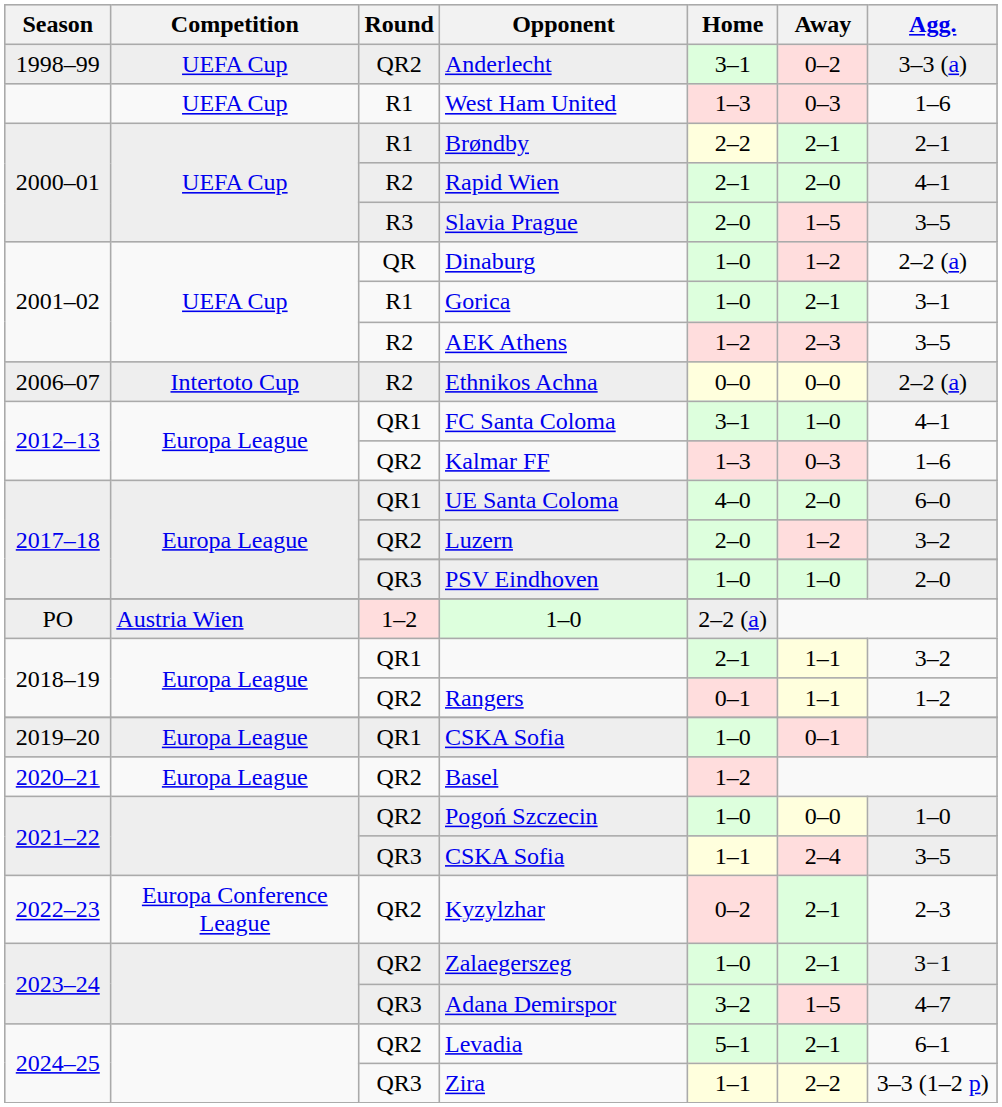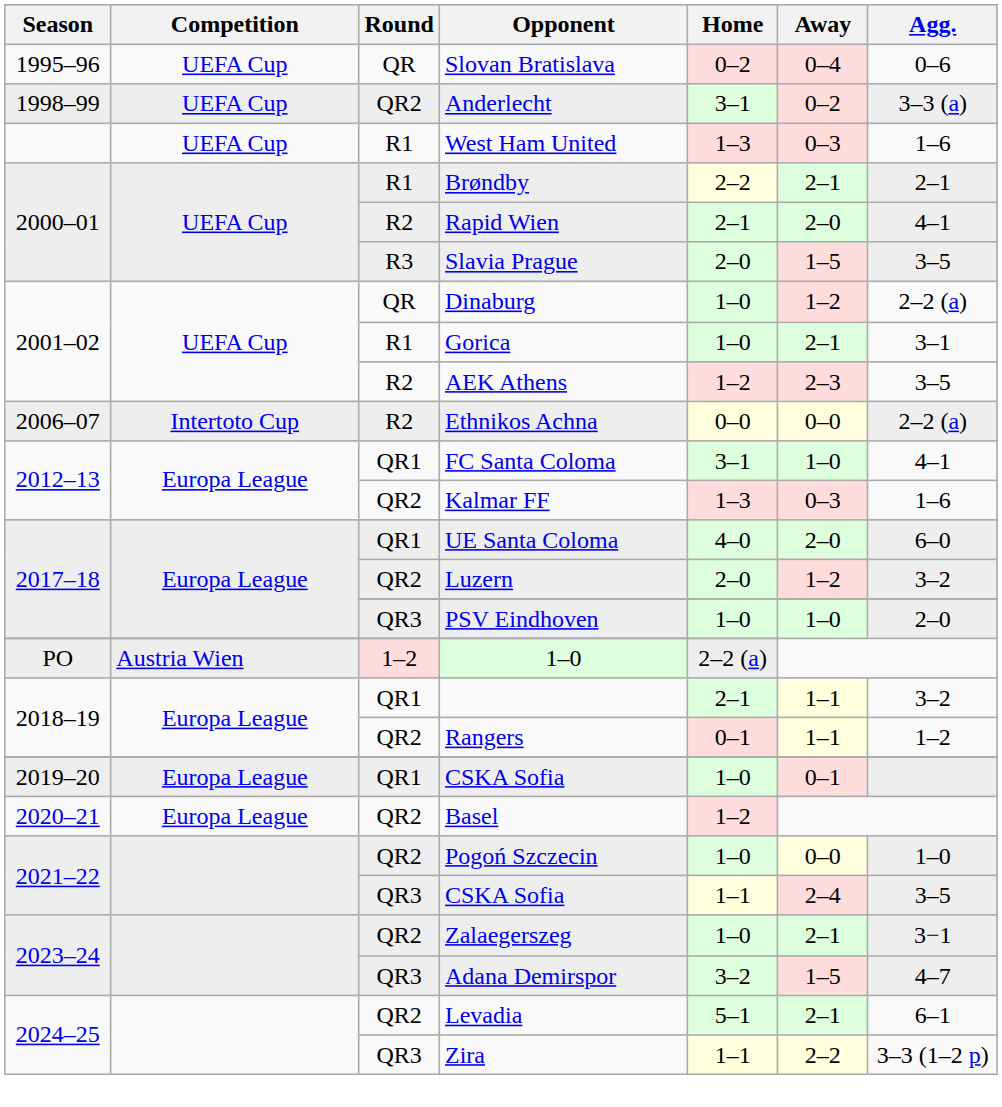+ row: (58, 64)
- row: (58, 909)
